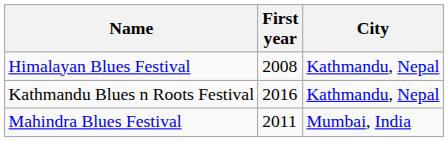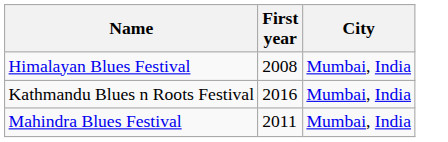(373, 66) Kathmandu, Nepal -> (359, 66) Mumbai, India
(373, 94) Kathmandu, Nepal -> (359, 94) Mumbai, India
